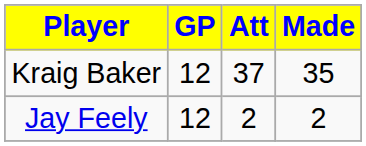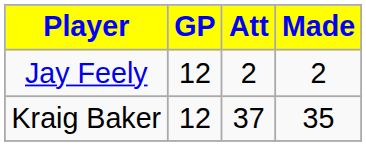rows swapped: (86, 72) <-> (86, 118)
